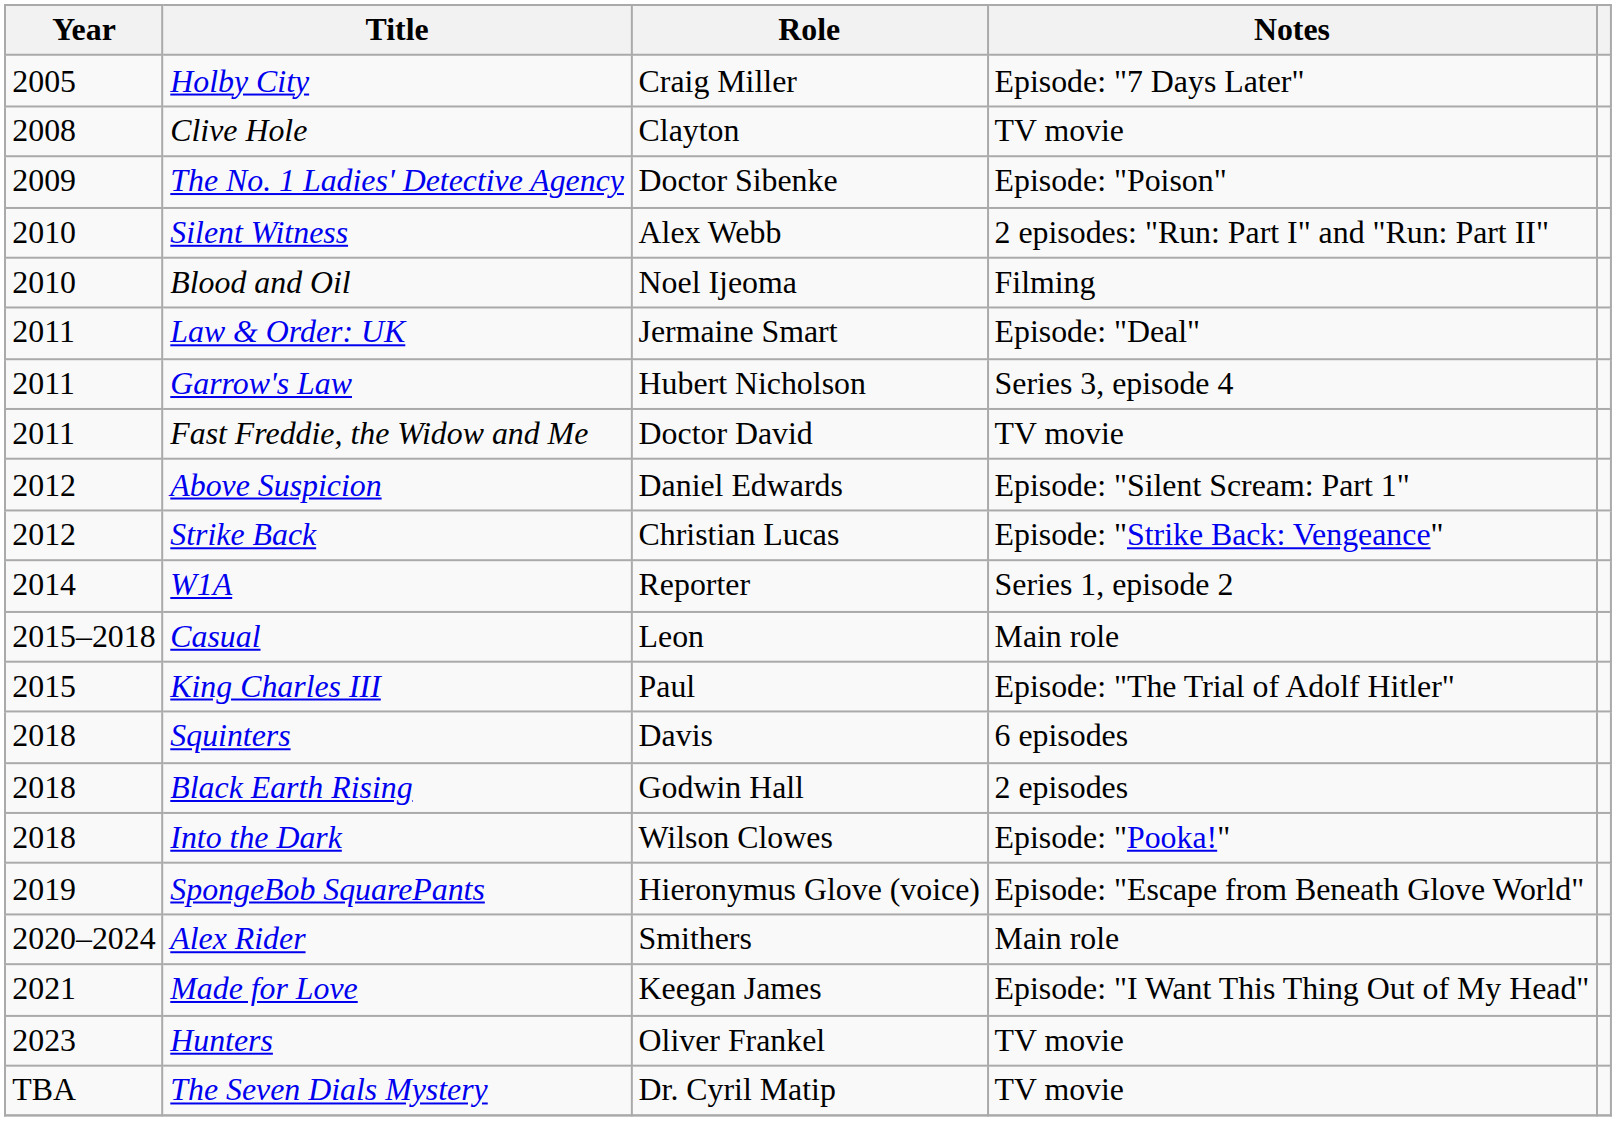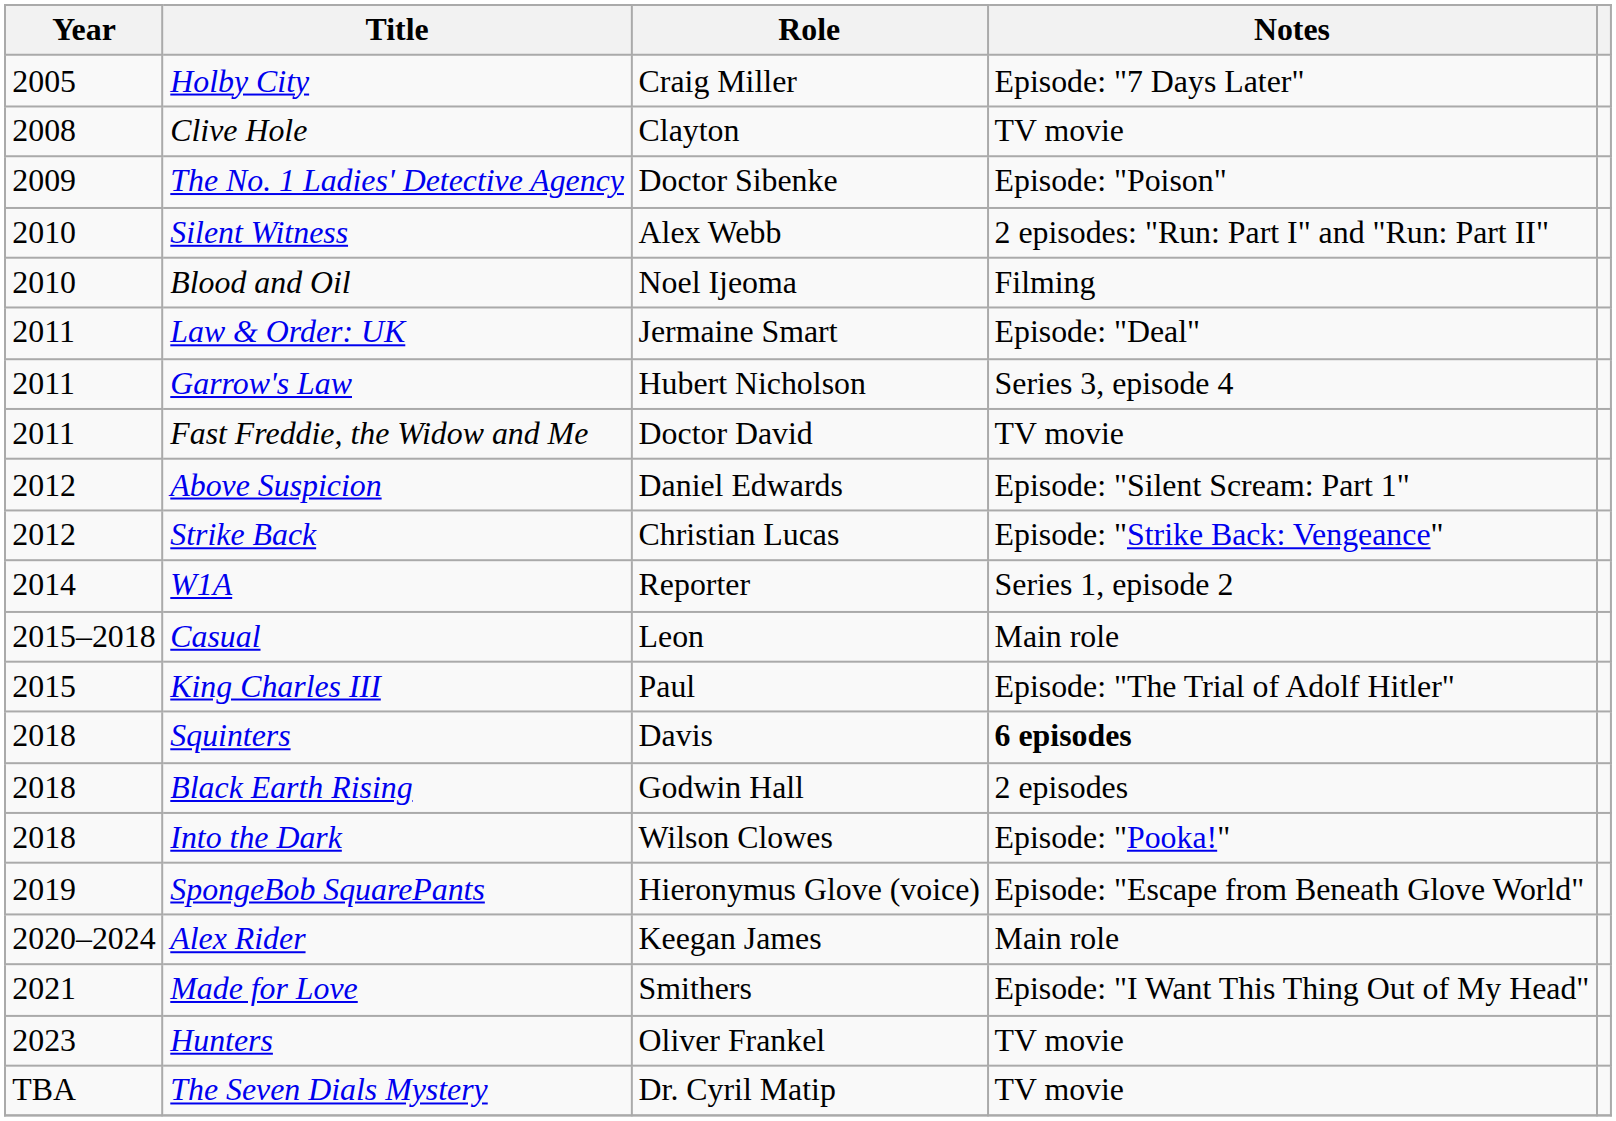(1061, 736) normal -> (1063, 736) bold
(695, 938) Smithers -> (730, 938) Keegan James
(730, 989) Keegan James -> (695, 989) Smithers
